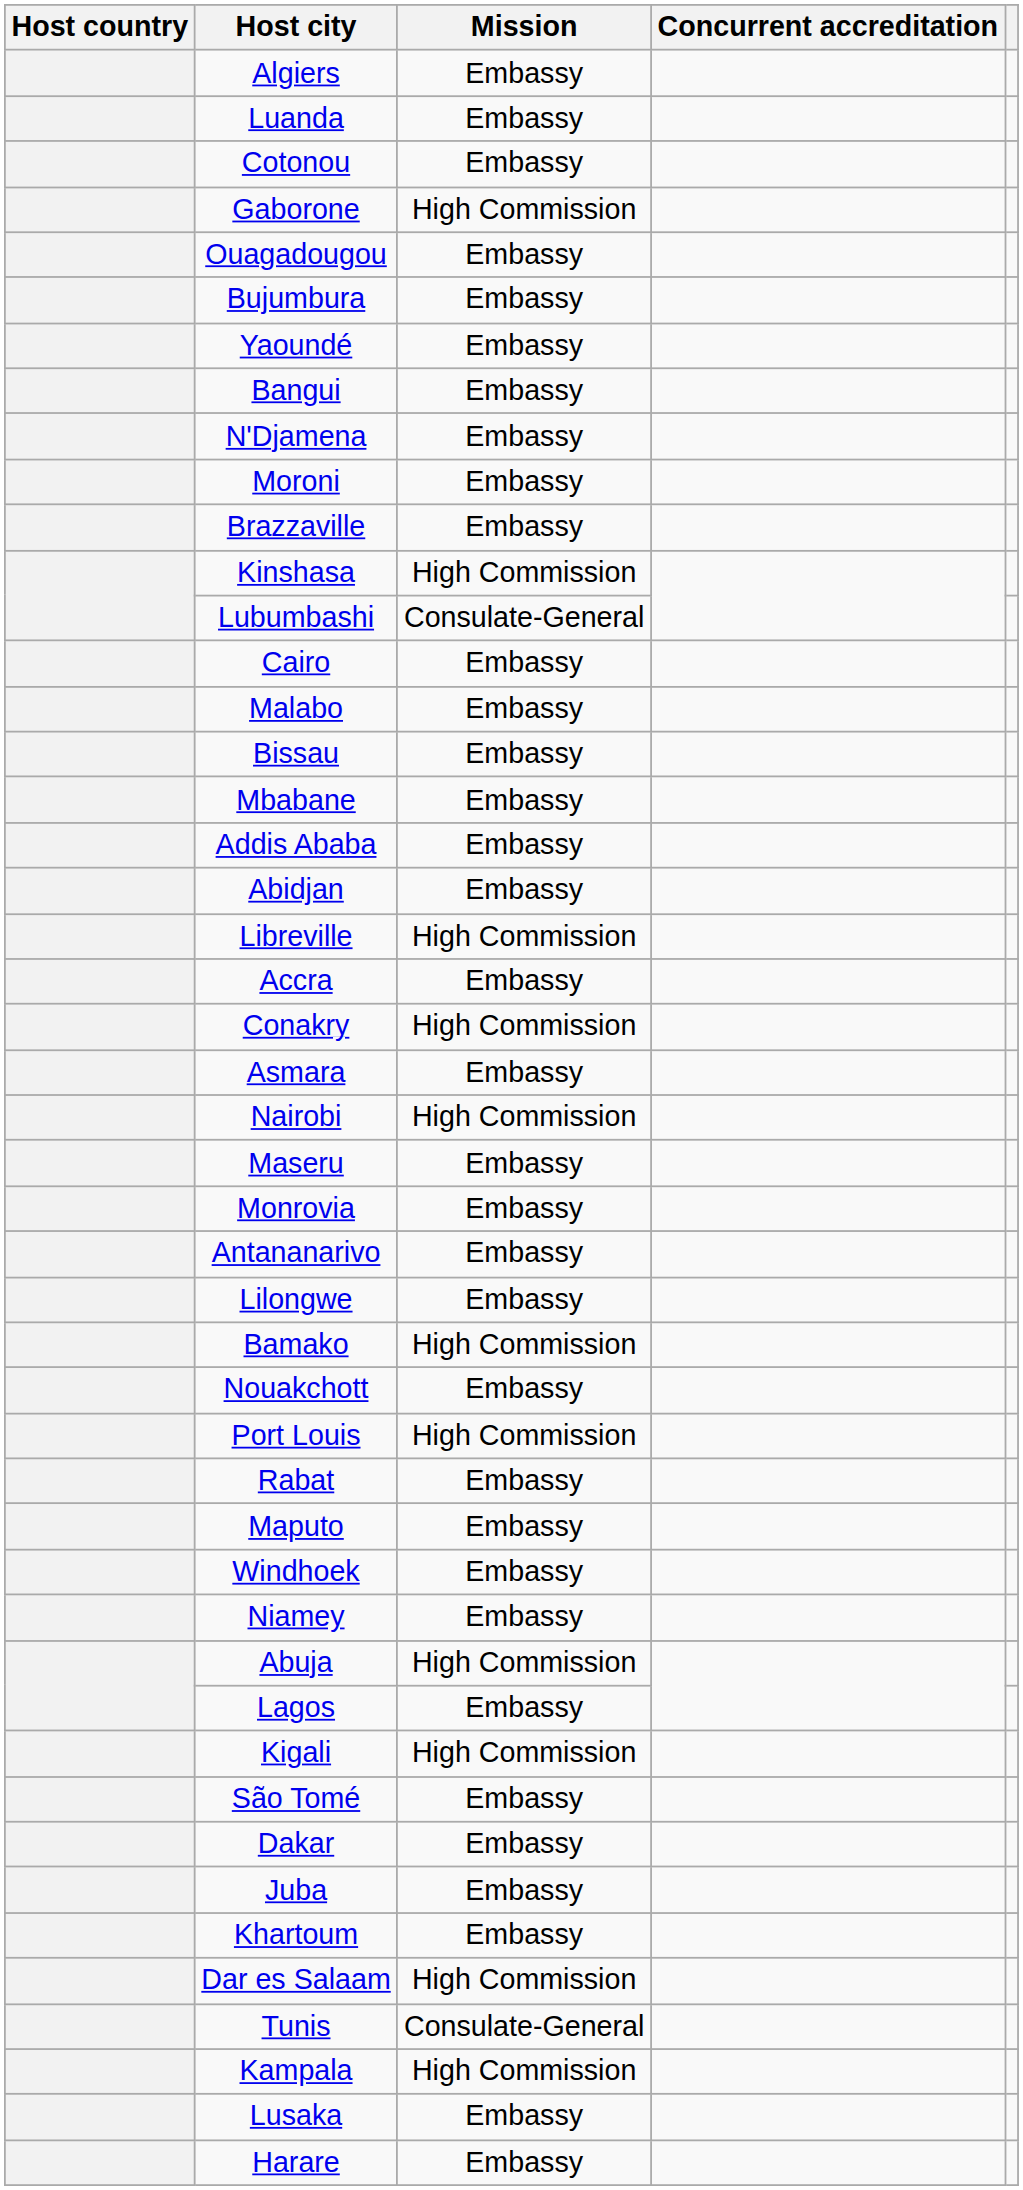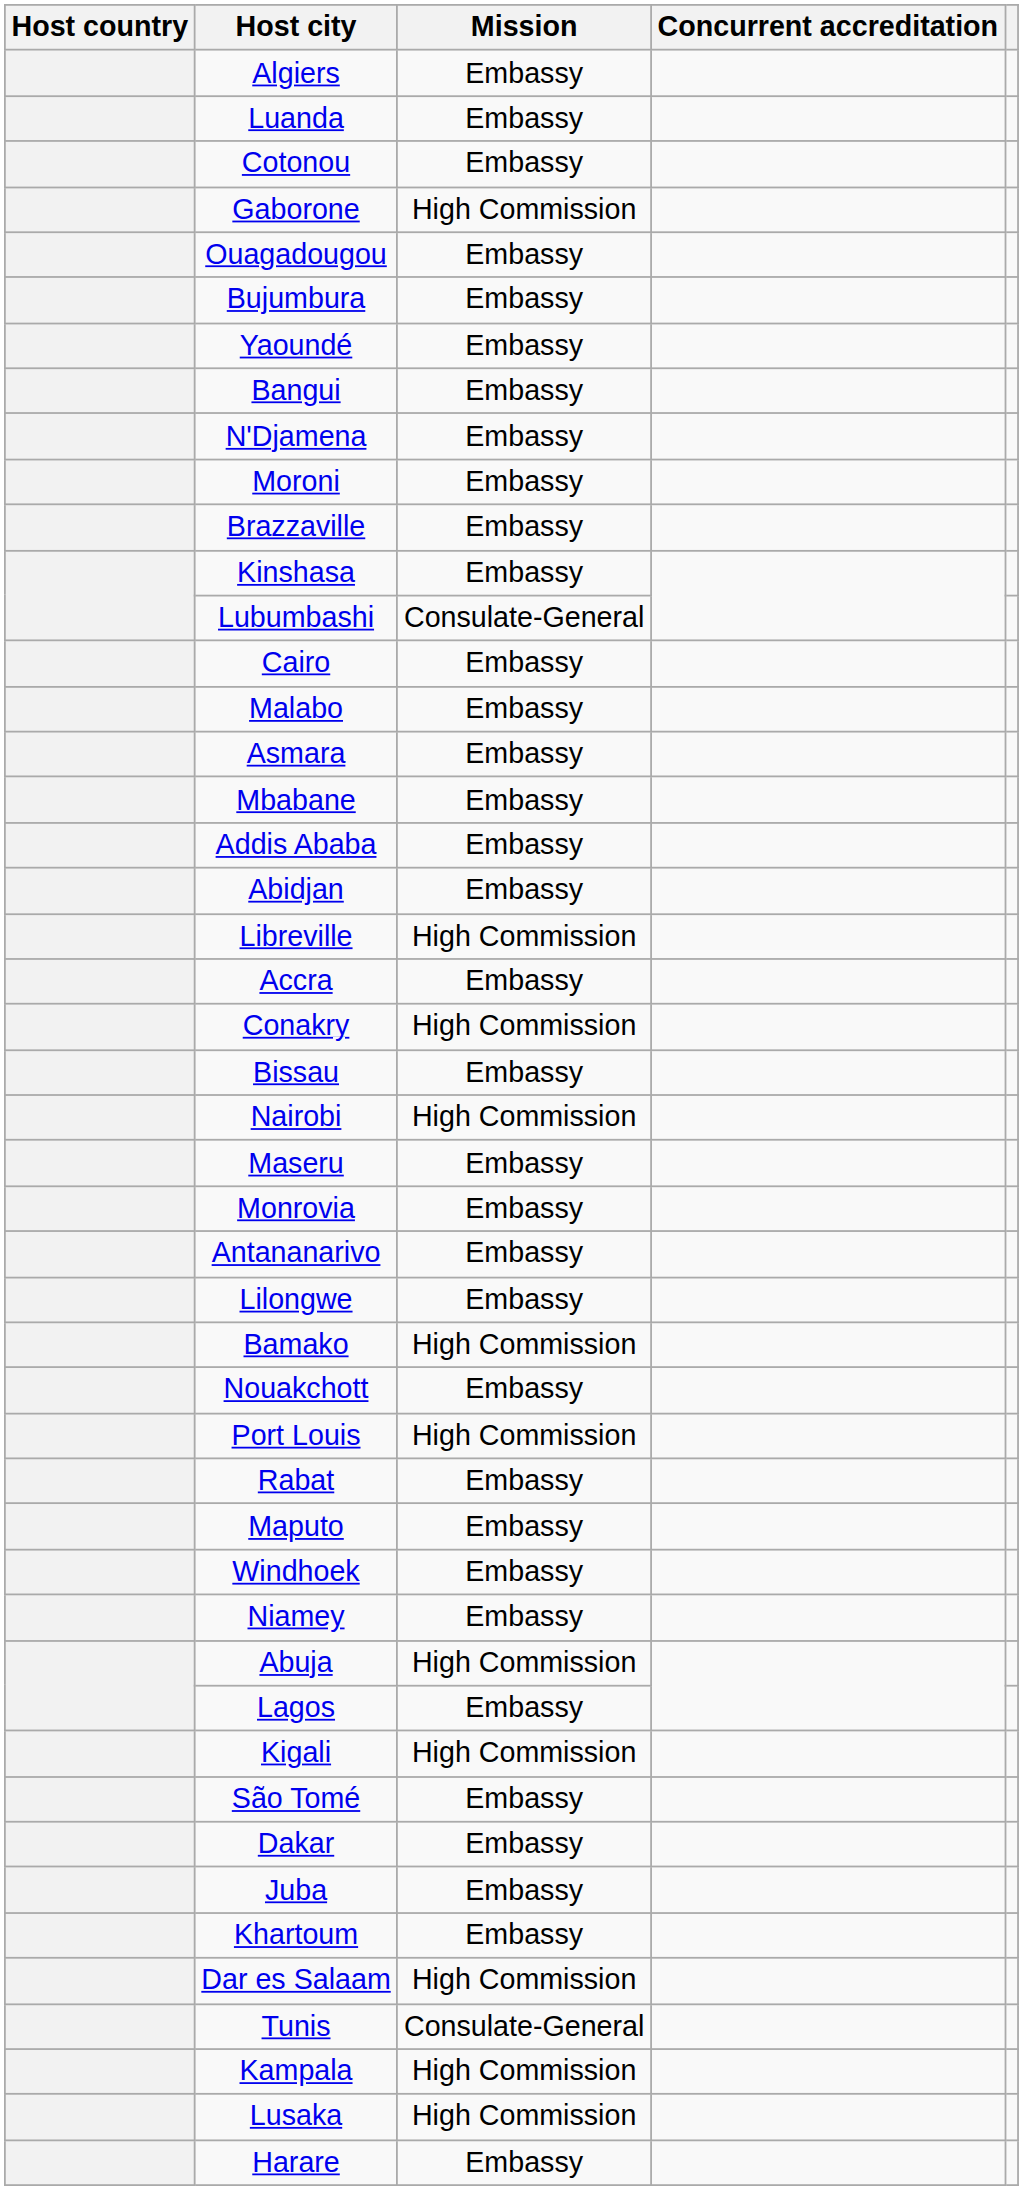(524, 572) High Commission -> (524, 572) Embassy
rows swapped: (296, 1071) <-> (296, 753)
(524, 2116) Embassy -> (524, 2116) High Commission
